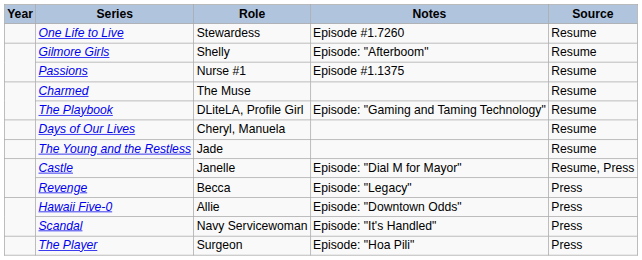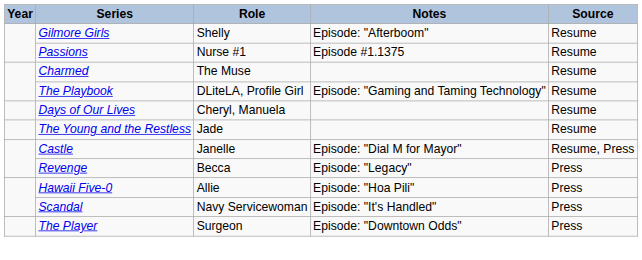- row: (81, 33)
(387, 206) Episode: "Downtown Odds" -> (364, 187) Episode: "Hoa Pili"
(364, 245) Episode: "Hoa Pili" -> (387, 226) Episode: "Downtown Odds"
